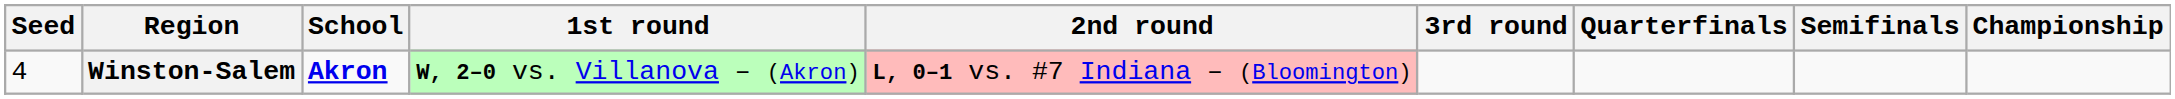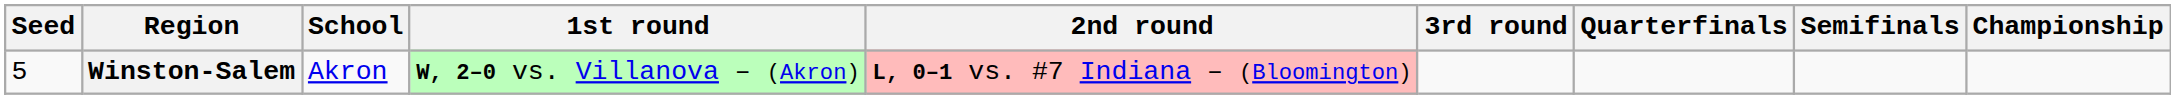(20, 72) 4 -> (20, 72) 5
(348, 72) bold -> (348, 72) normal
